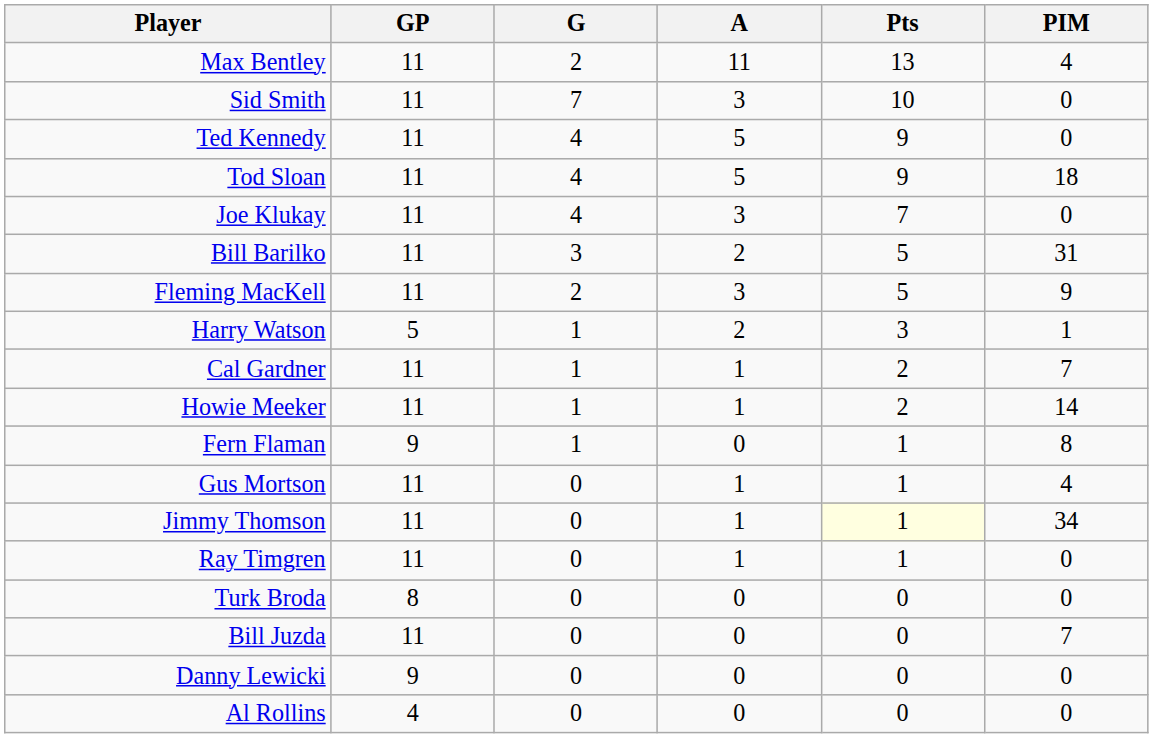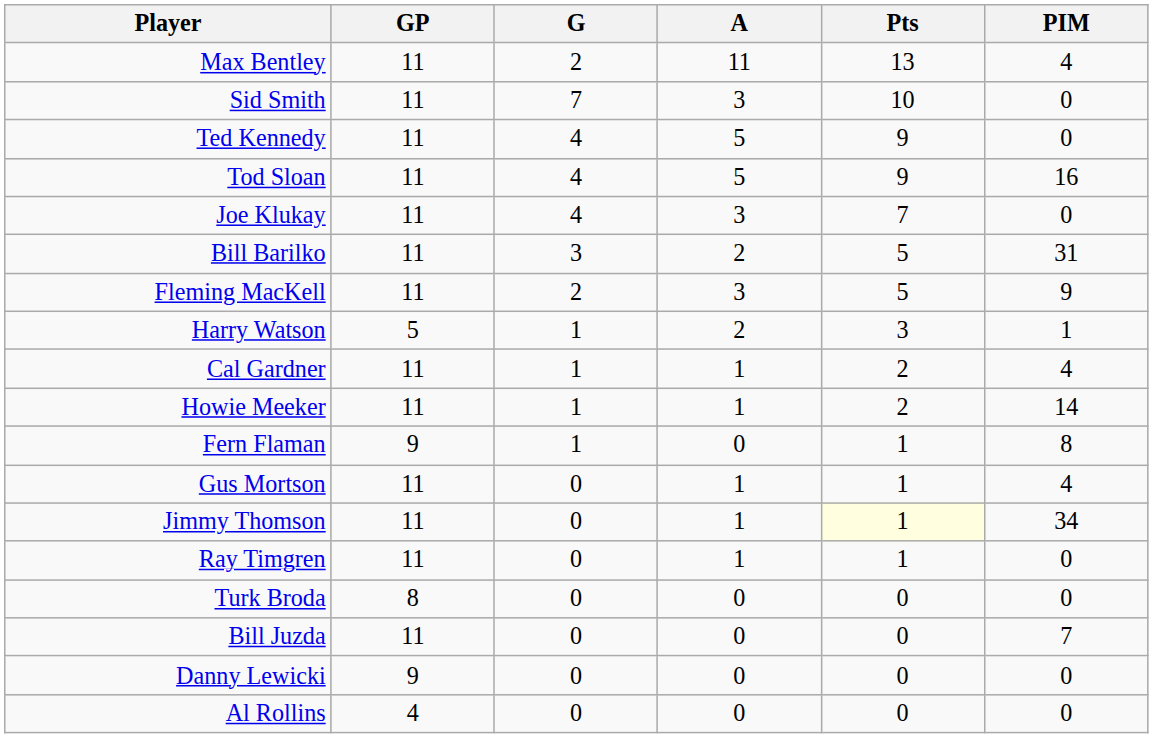(1066, 176) 18 -> (1066, 176) 16
(1066, 368) 7 -> (1066, 368) 4
